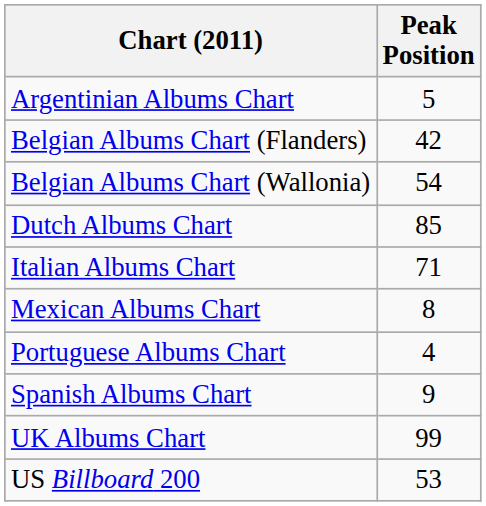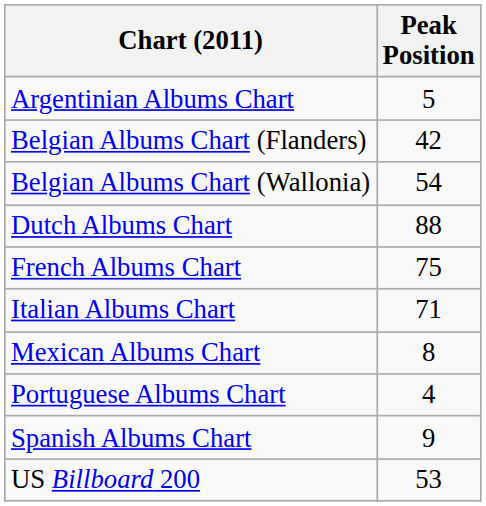(429, 225) 85 -> (429, 225) 88
+ row: (126, 267)
- row: (108, 437)
